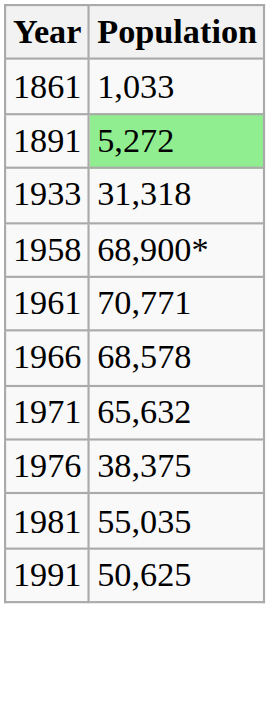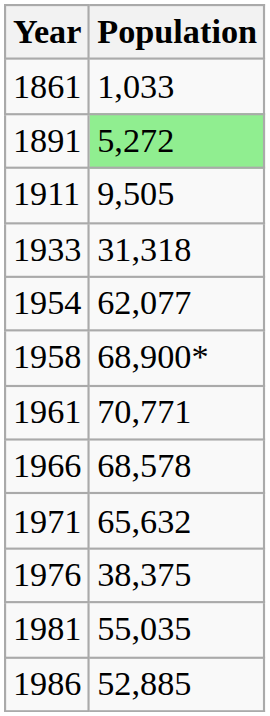+ row: (47, 194)
+ row: (47, 303)
+ row: (47, 683)
- row: (47, 574)
